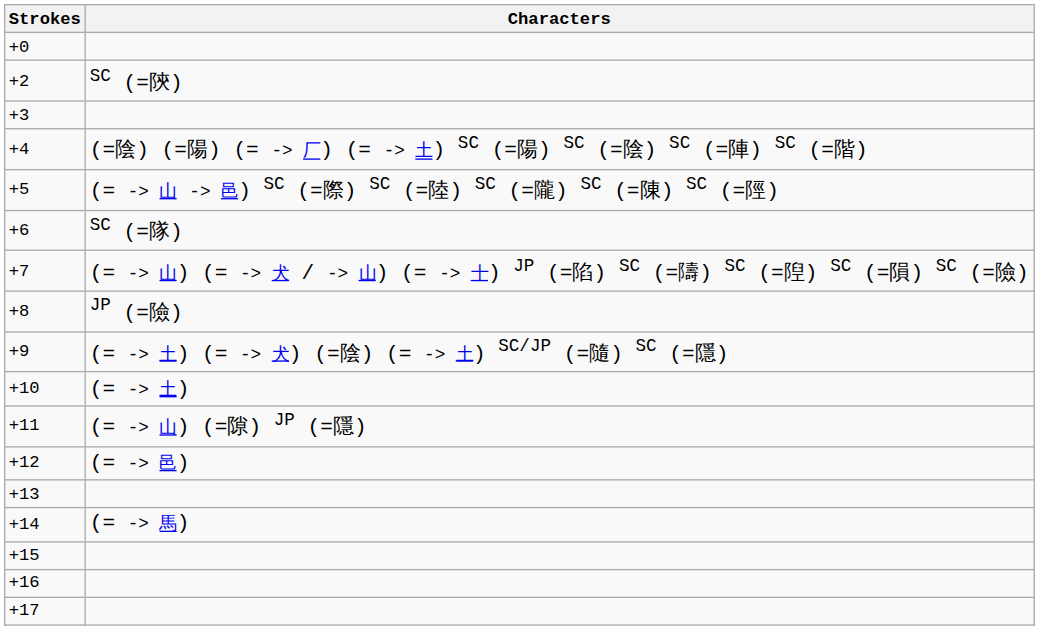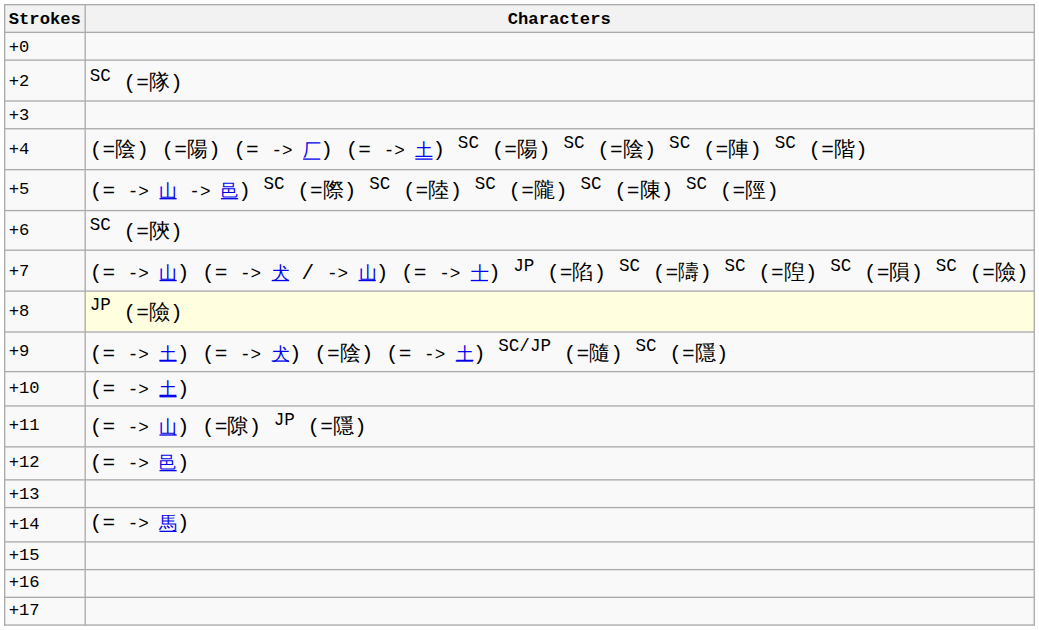(136, 80) SC (=陝) -> (136, 80) SC (=隊)
(136, 230) SC (=隊) -> (136, 230) SC (=陝)
(136, 311) no background -> (136, 311) lightyellow background
